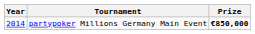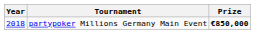(16, 23) 2014 -> (16, 23) 2018
